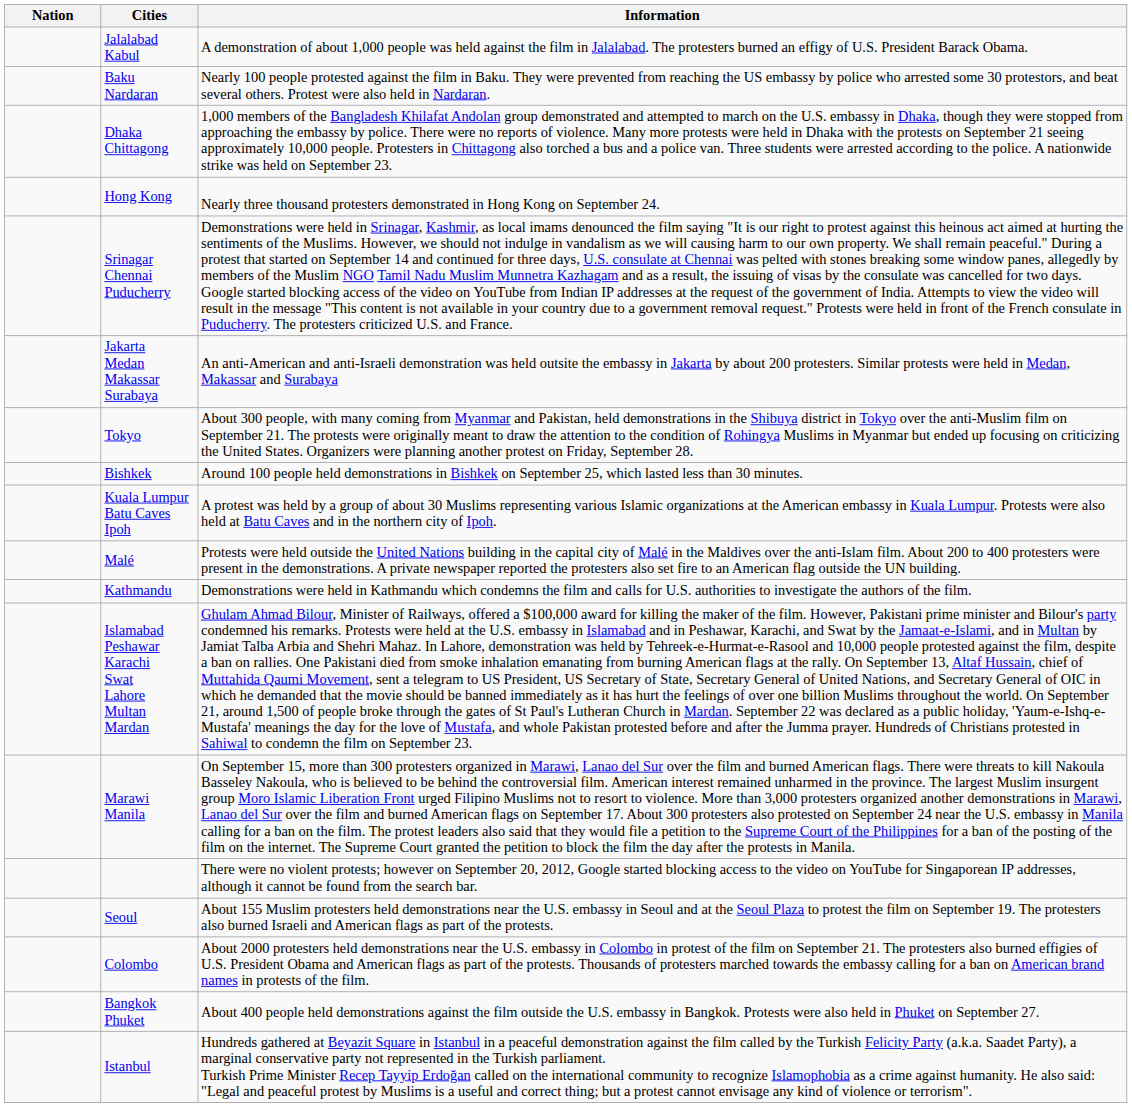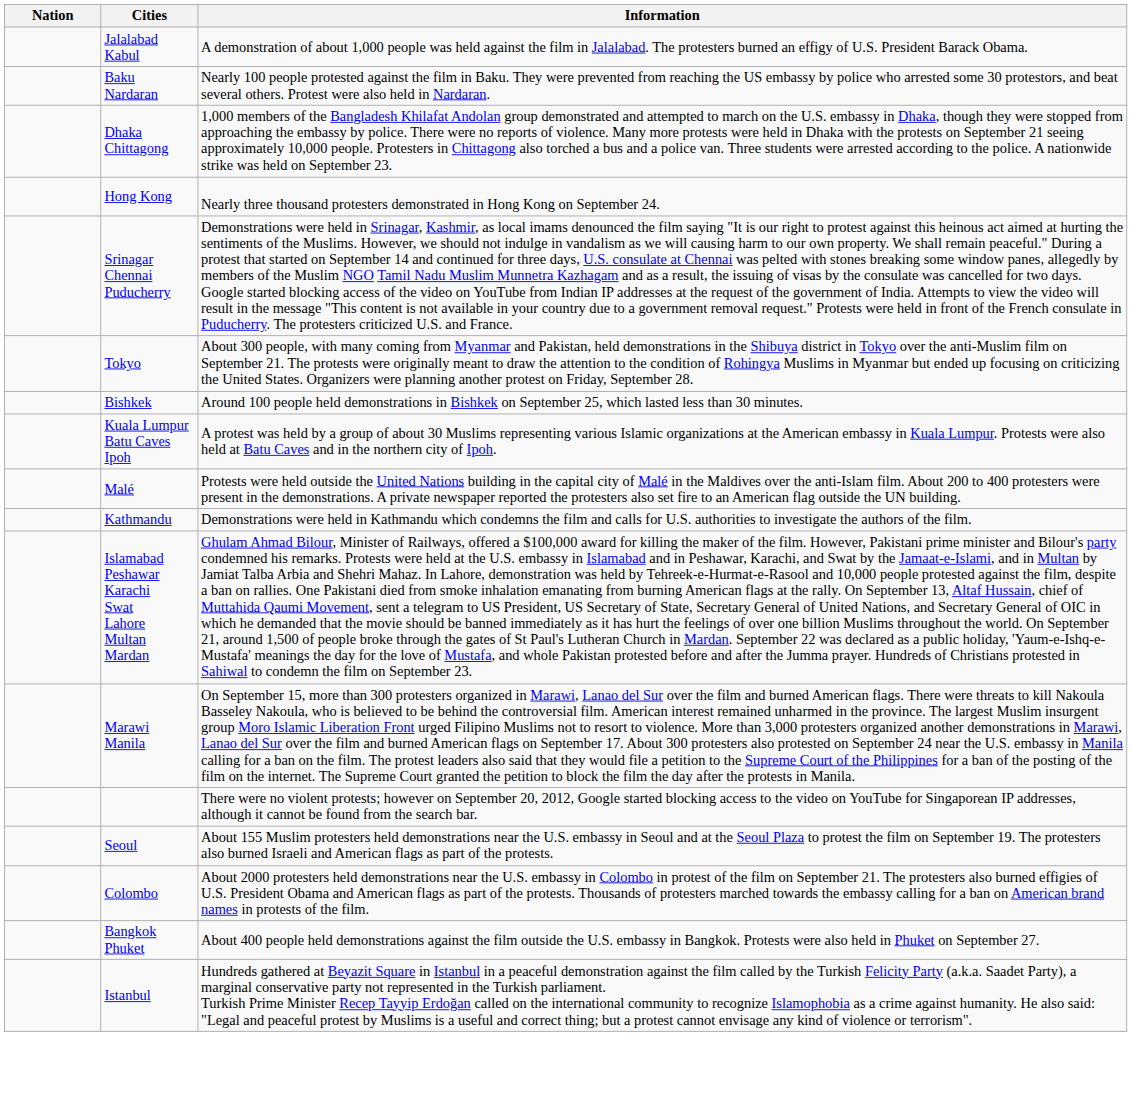- row: (132, 371)
